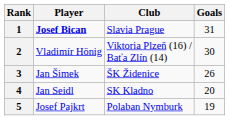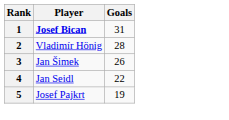- column: (149, 12)
(209, 51) 30 -> (119, 45) 28
(209, 90) 20 -> (119, 78) 22
